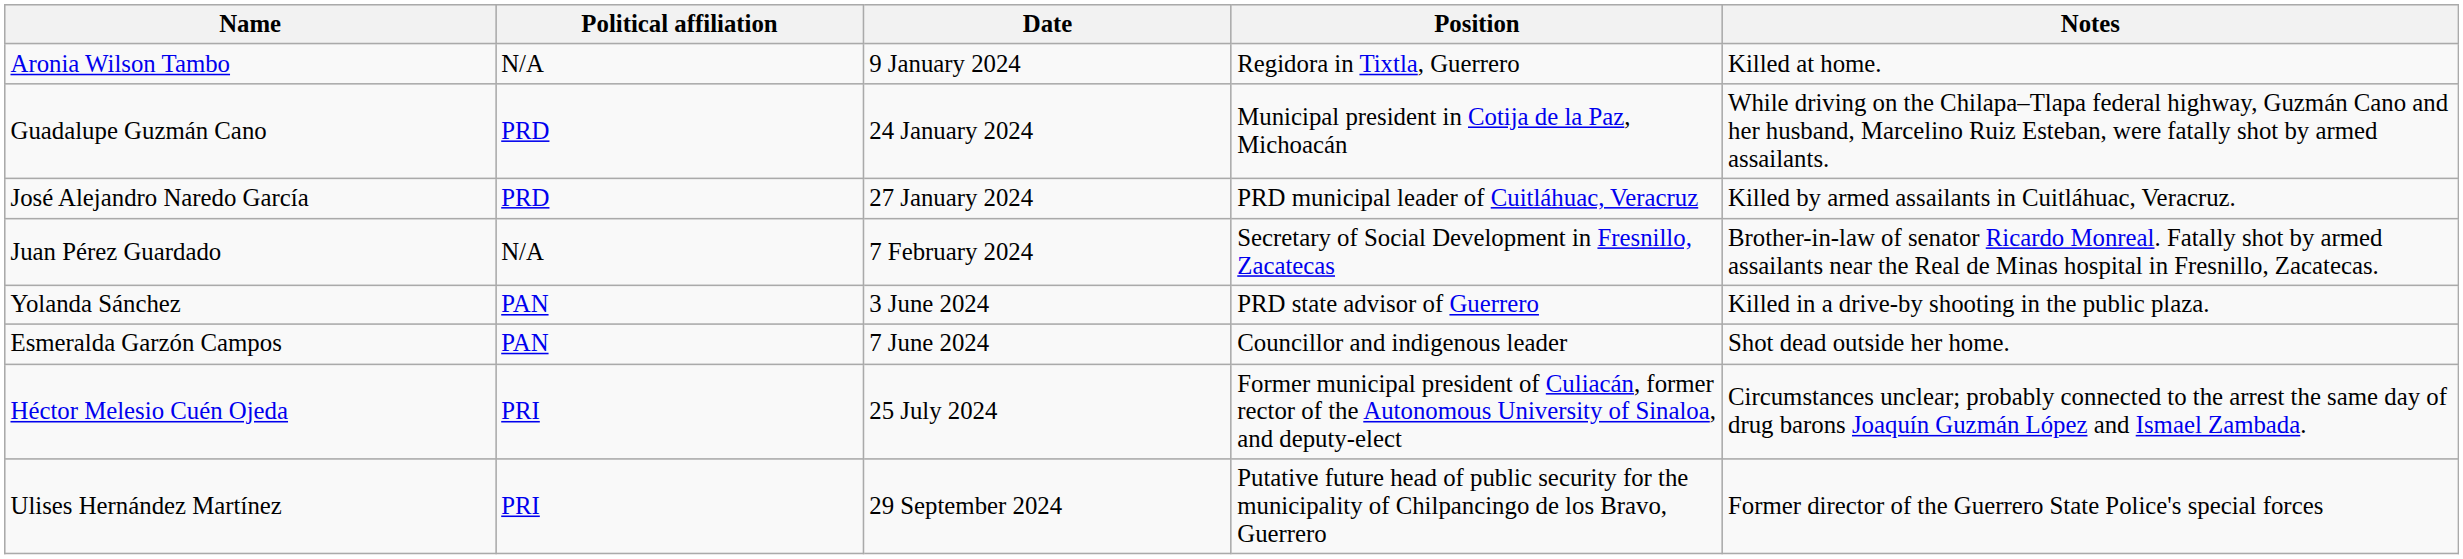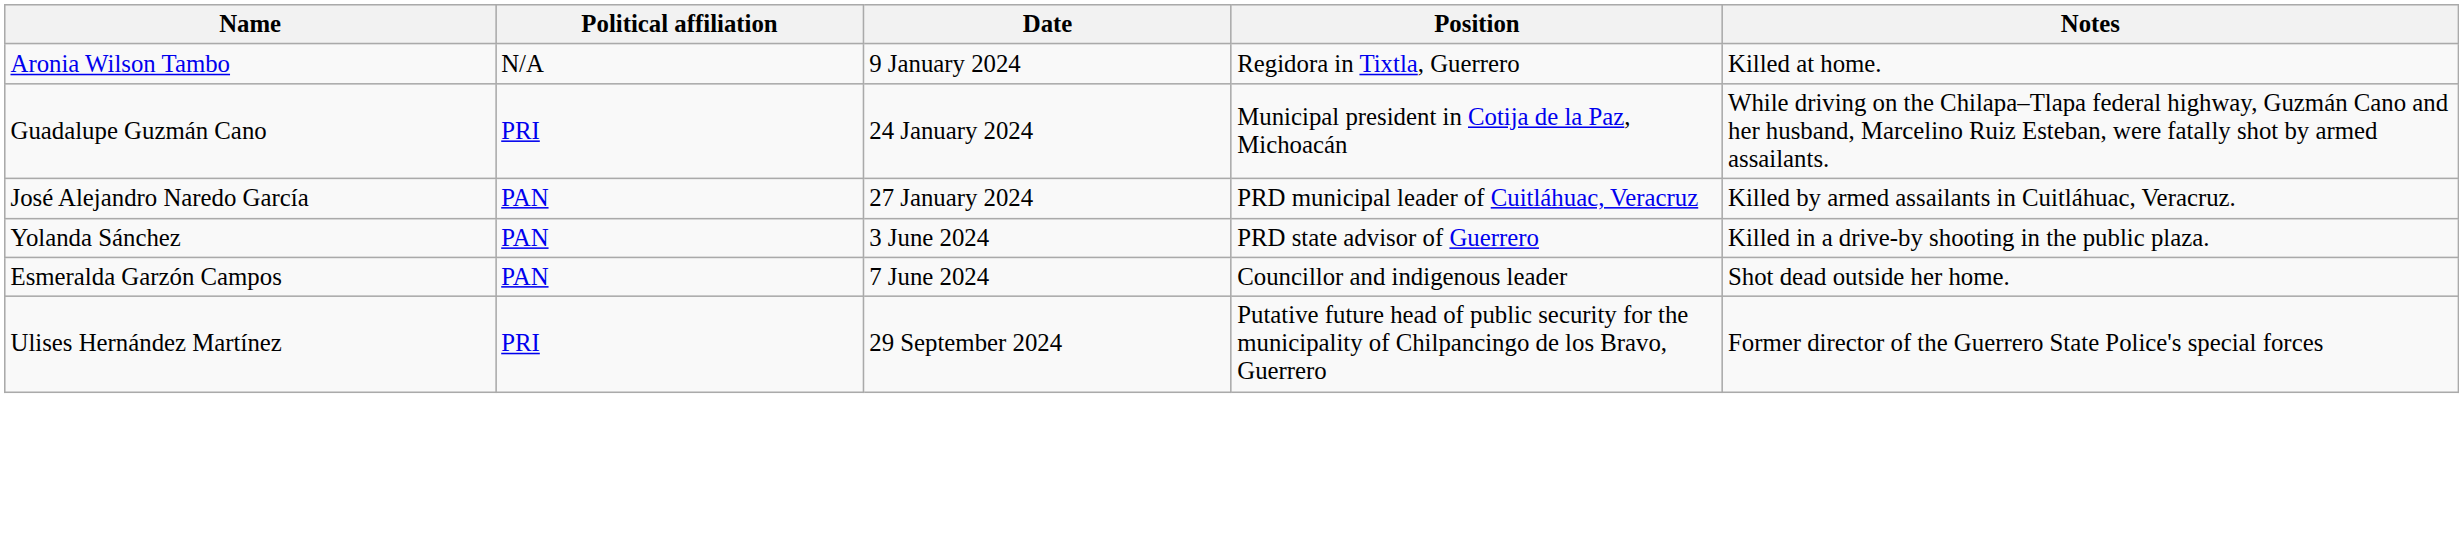(525, 130) PRD -> (521, 130) PRI
(525, 197) PRD -> (525, 197) PAN
- row: (116, 251)
- row: (149, 411)
